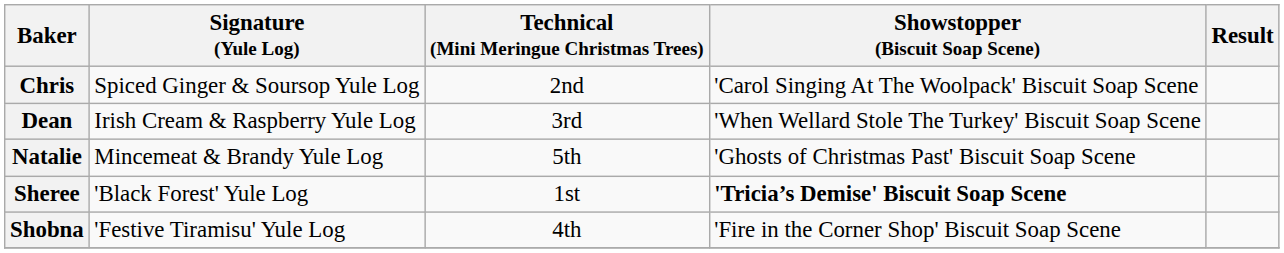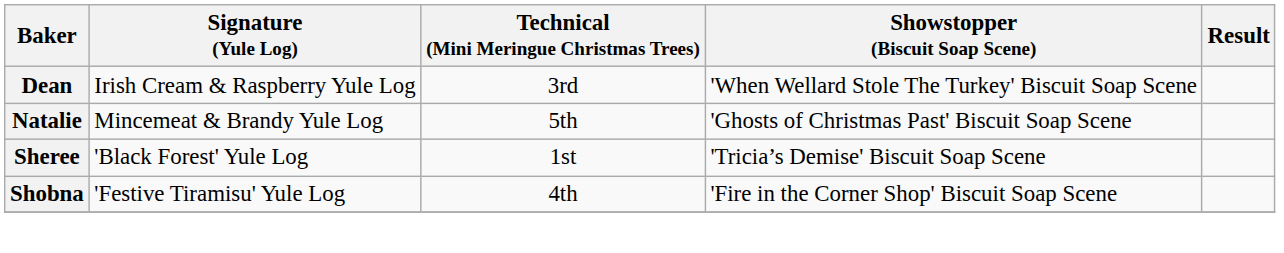- row: (47, 84)
(890, 193) bold -> (878, 157) normal
